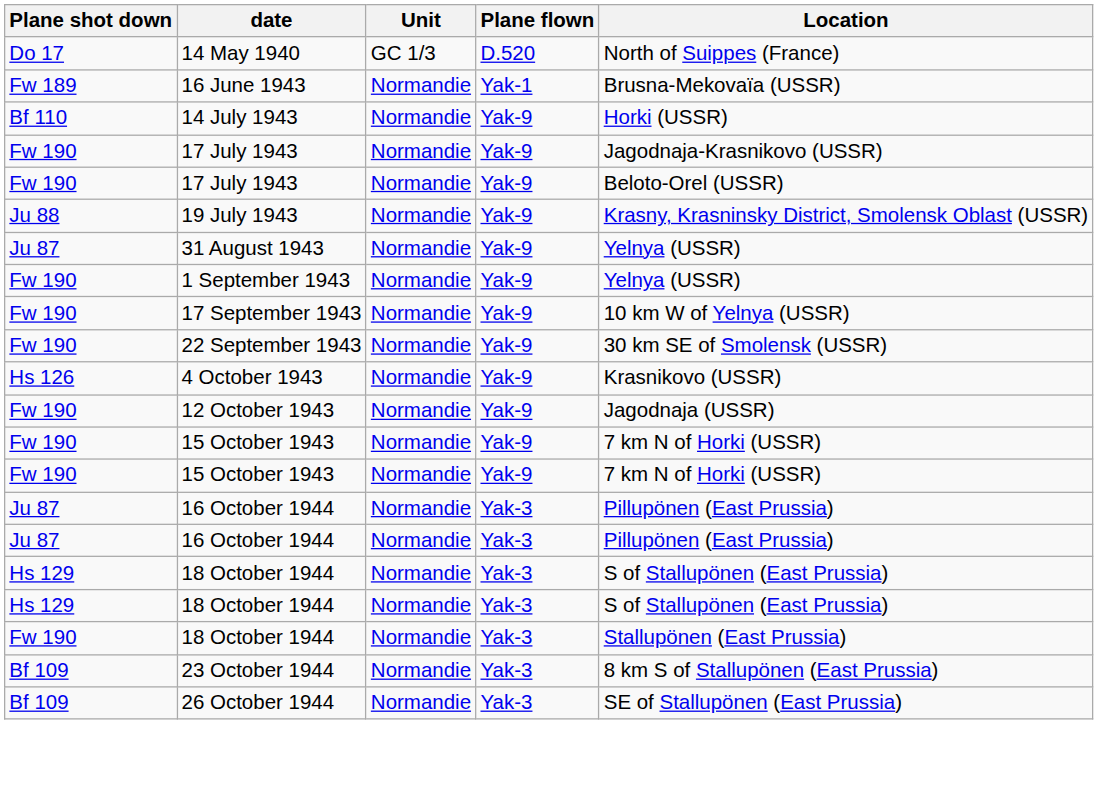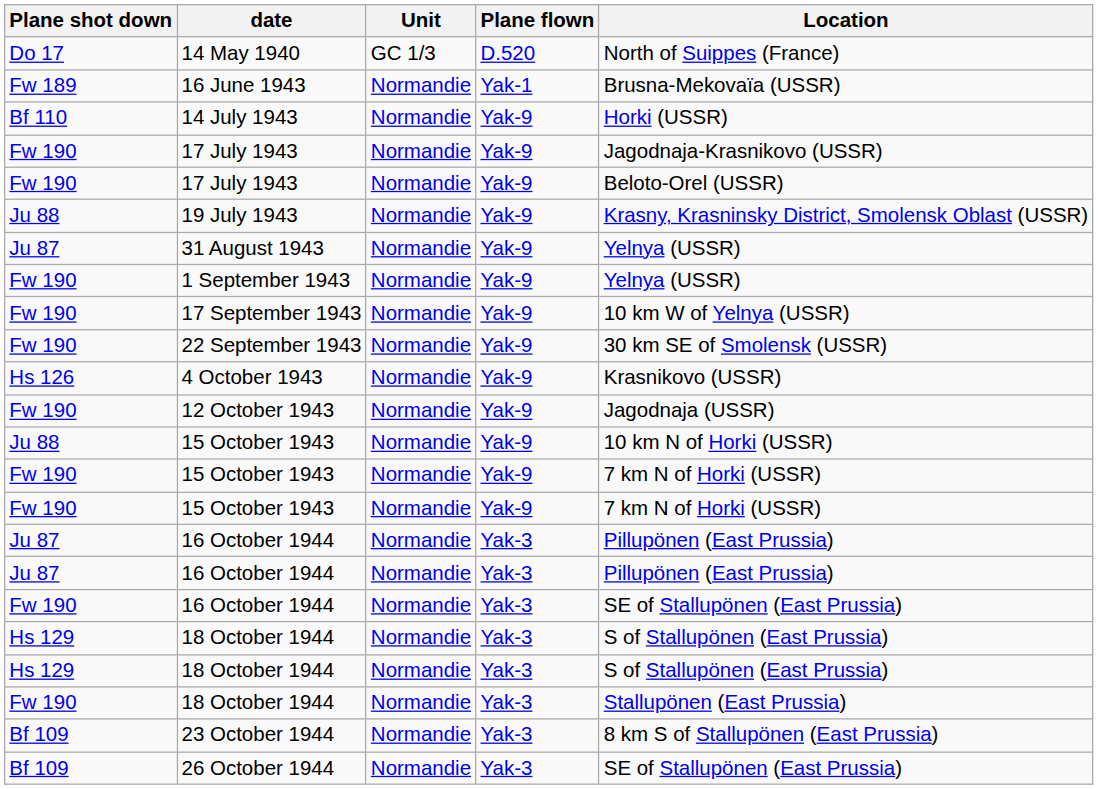+ row: (34, 442)
+ row: (43, 605)
